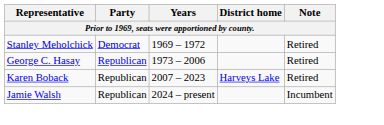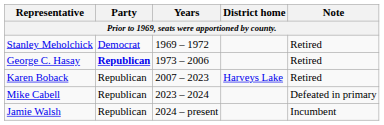(122, 61) normal -> (124, 61) bold
+ row: (33, 95)
